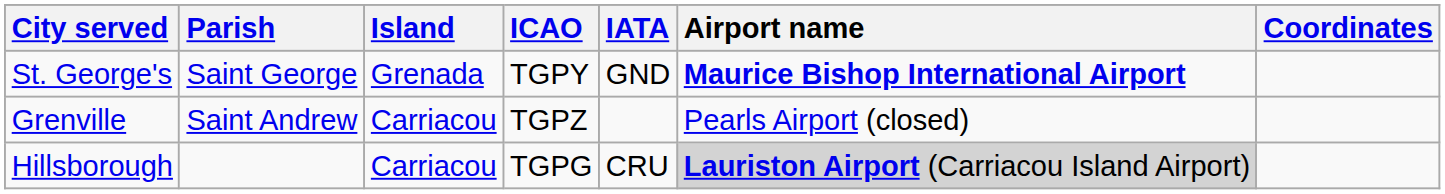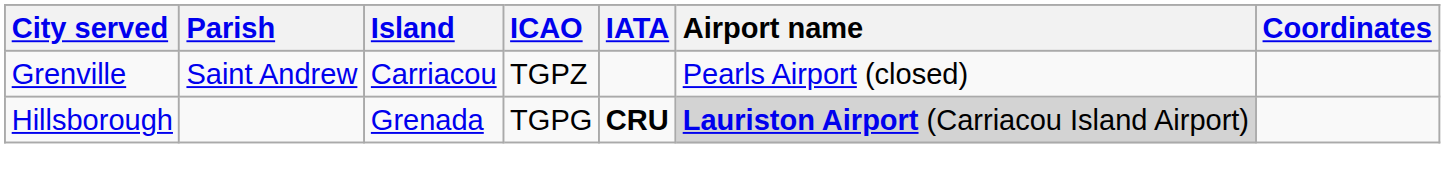- row: (92, 74)
(434, 166) Carriacou -> (427, 120) Grenada
(637, 166) normal -> (637, 120) bold
